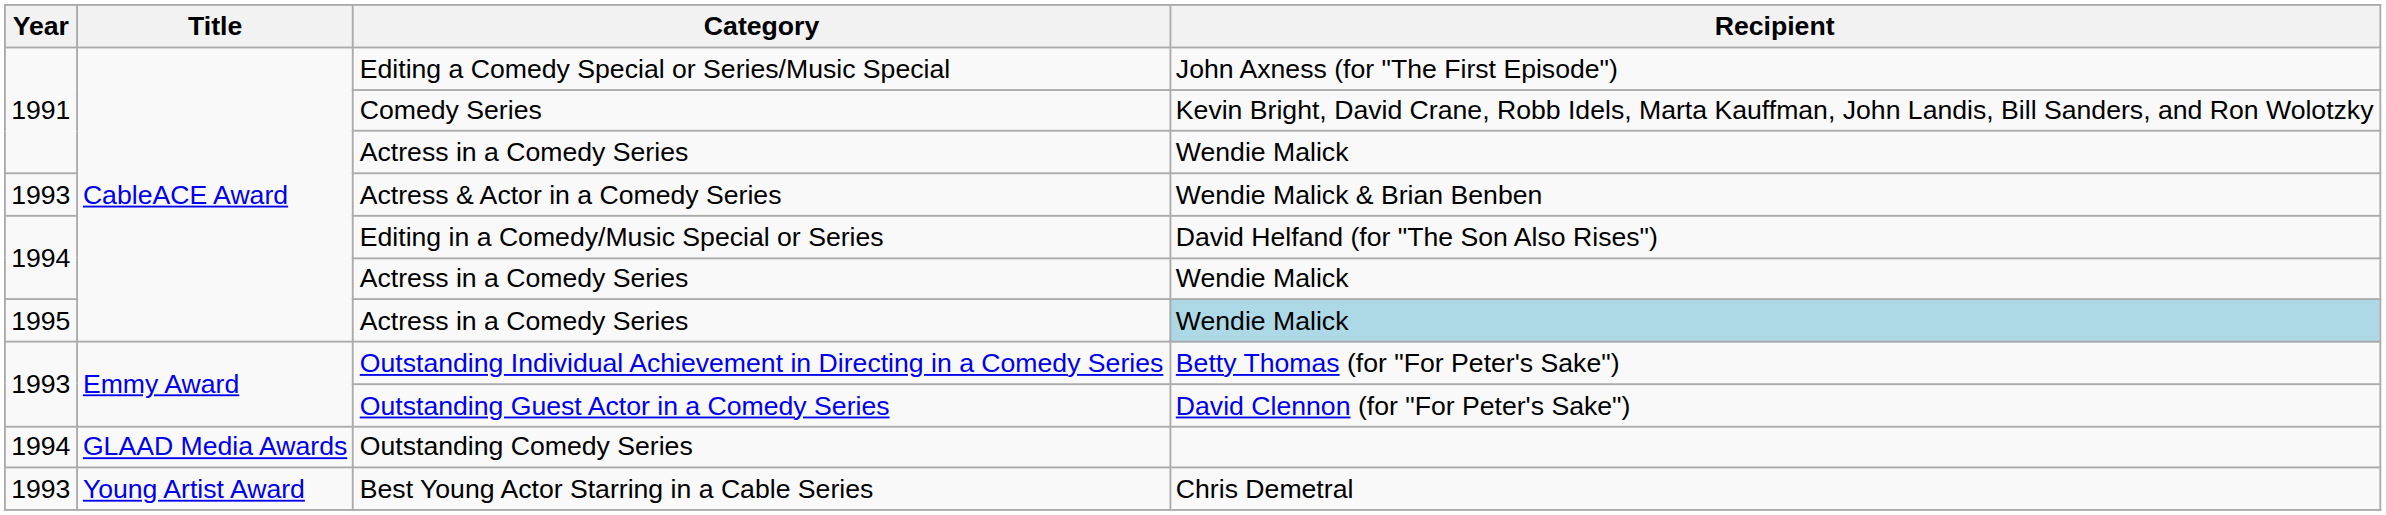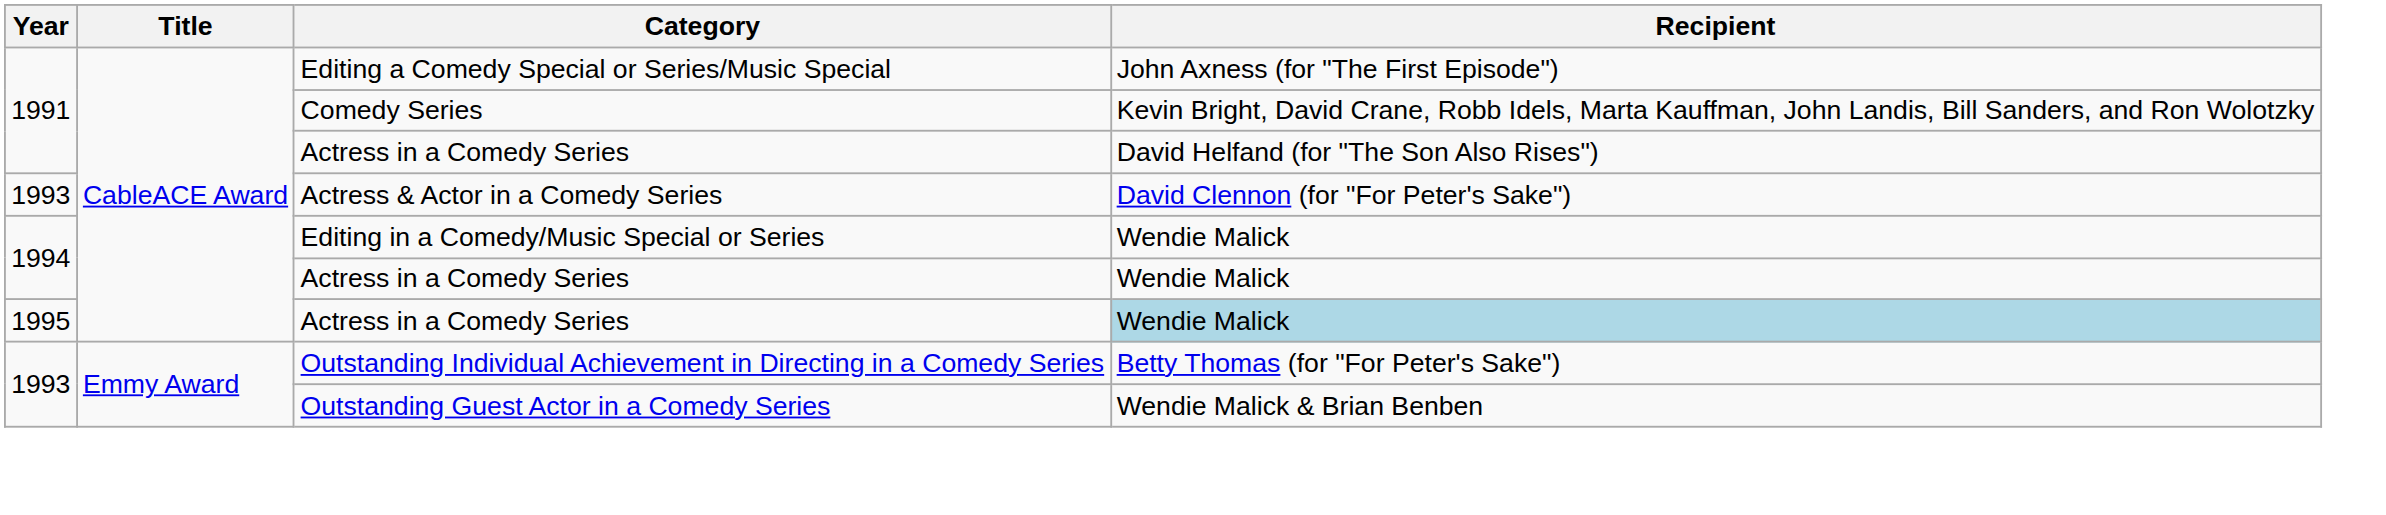(1262, 153) Wendie Malick -> (1358, 153) David Helfand (for "The Son Also Rises")
(1359, 195) Wendie Malick & Brian Benben -> (1344, 195) David Clennon (for "For Peter's Sake")
(1417, 237) David Helfand (for "The Son Also Rises") -> (1203, 237) Wendie Malick
(1403, 405) David Clennon (for "For Peter's Sake") -> (1300, 405) Wendie Malick & Brian Benben
- row: (41, 447)
- row: (41, 489)
